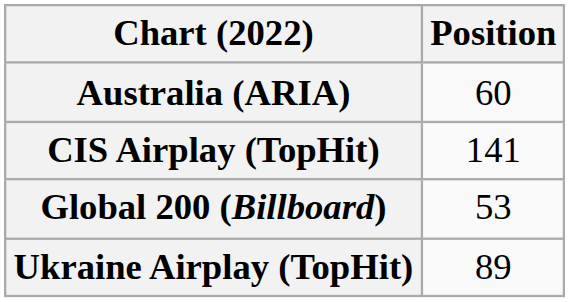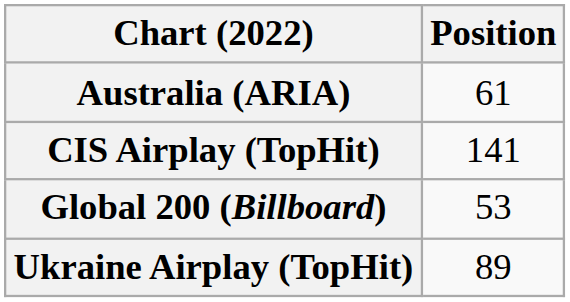(493, 91) 60 -> (493, 91) 61
